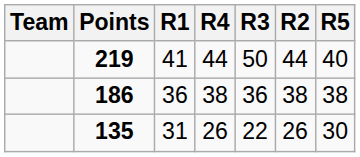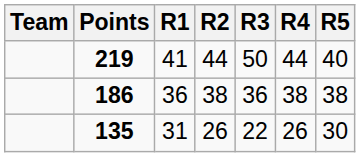columns swapped: (295, 22) <-> (215, 22)
